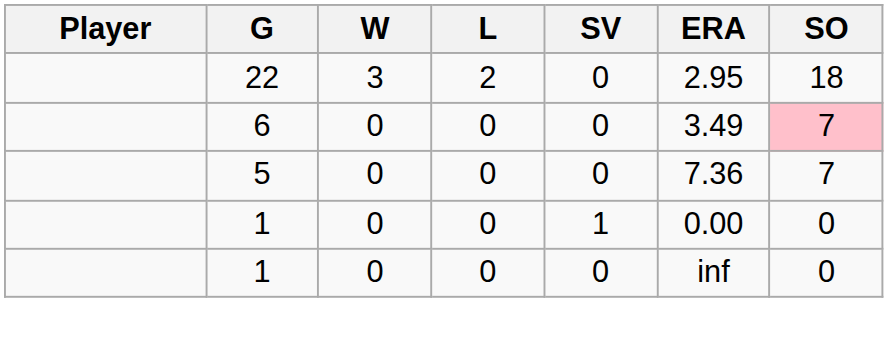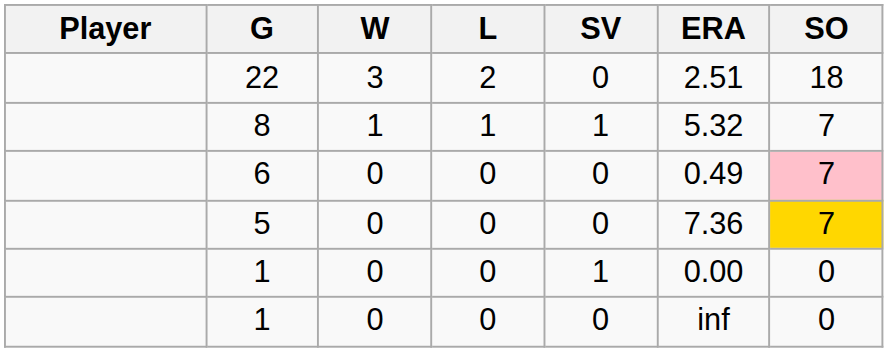(714, 77) 2.95 -> (714, 77) 2.51
+ row: (262, 126)
(714, 126) 3.49 -> (714, 175) 0.49
(826, 175) no background -> (826, 223) gold background
